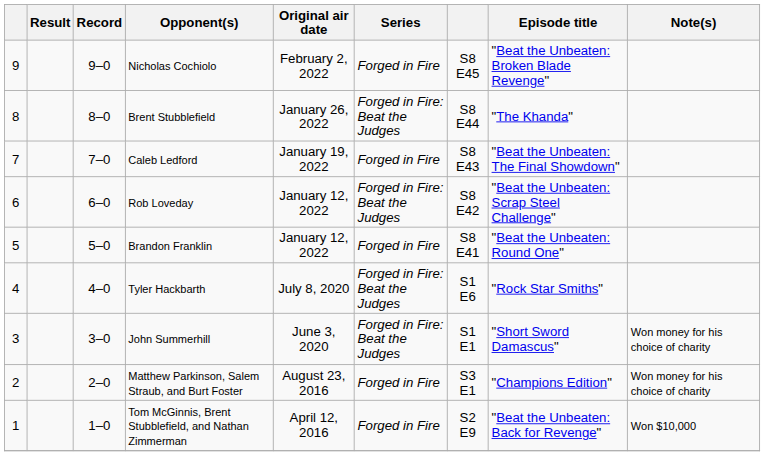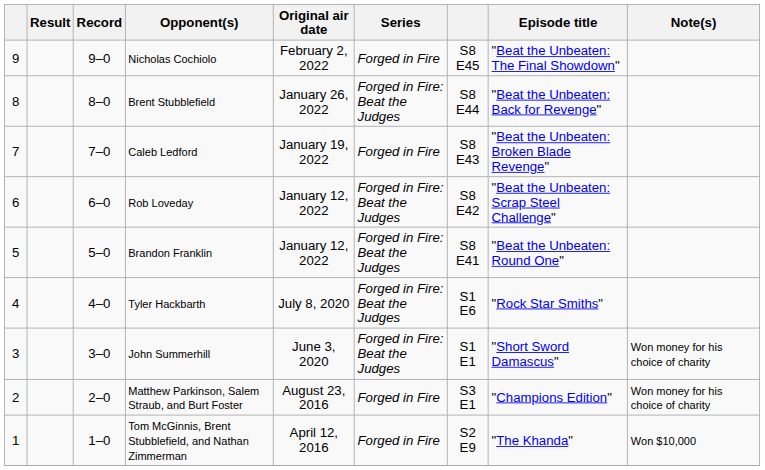(551, 66) "Beat the Unbeaten: Broken Blade Revenge" -> (556, 58) "Beat the Unbeaten: The Final Showdown"
(532, 116) "The Khanda" -> (551, 101) "Beat the Unbeaten: Back for Revenge"
(556, 159) "Beat the Unbeaten: The Final Showdown" -> (551, 152) "Beat the Unbeaten: Broken Blade Revenge"
(399, 245) Forged in Fire -> (400, 253) Forged in Fire: Beat the Judges
(551, 425) "Beat the Unbeaten: Back for Revenge" -> (532, 440) "The Khanda"
